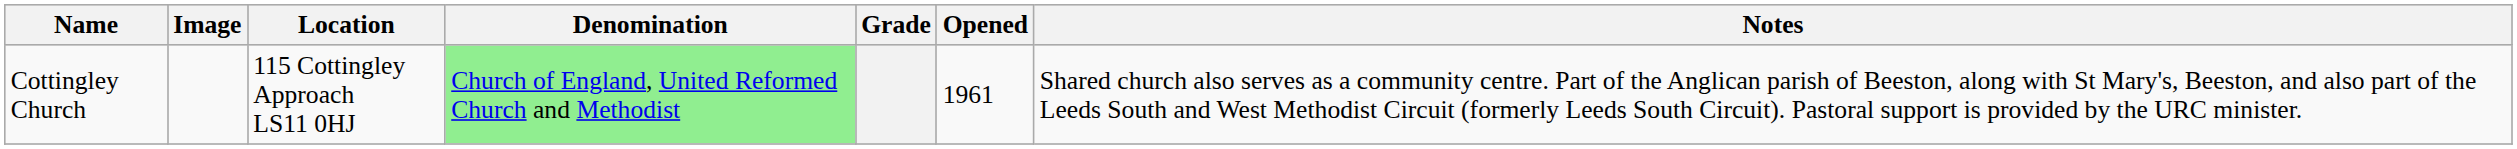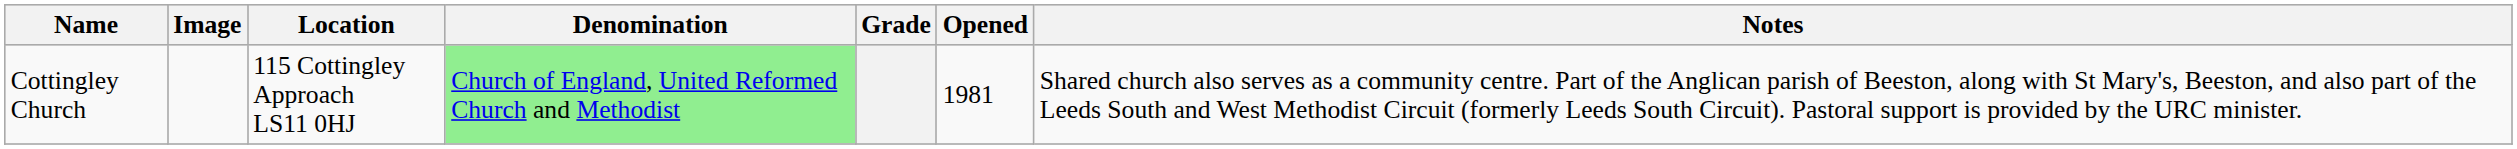(968, 94) 1961 -> (968, 94) 1981
